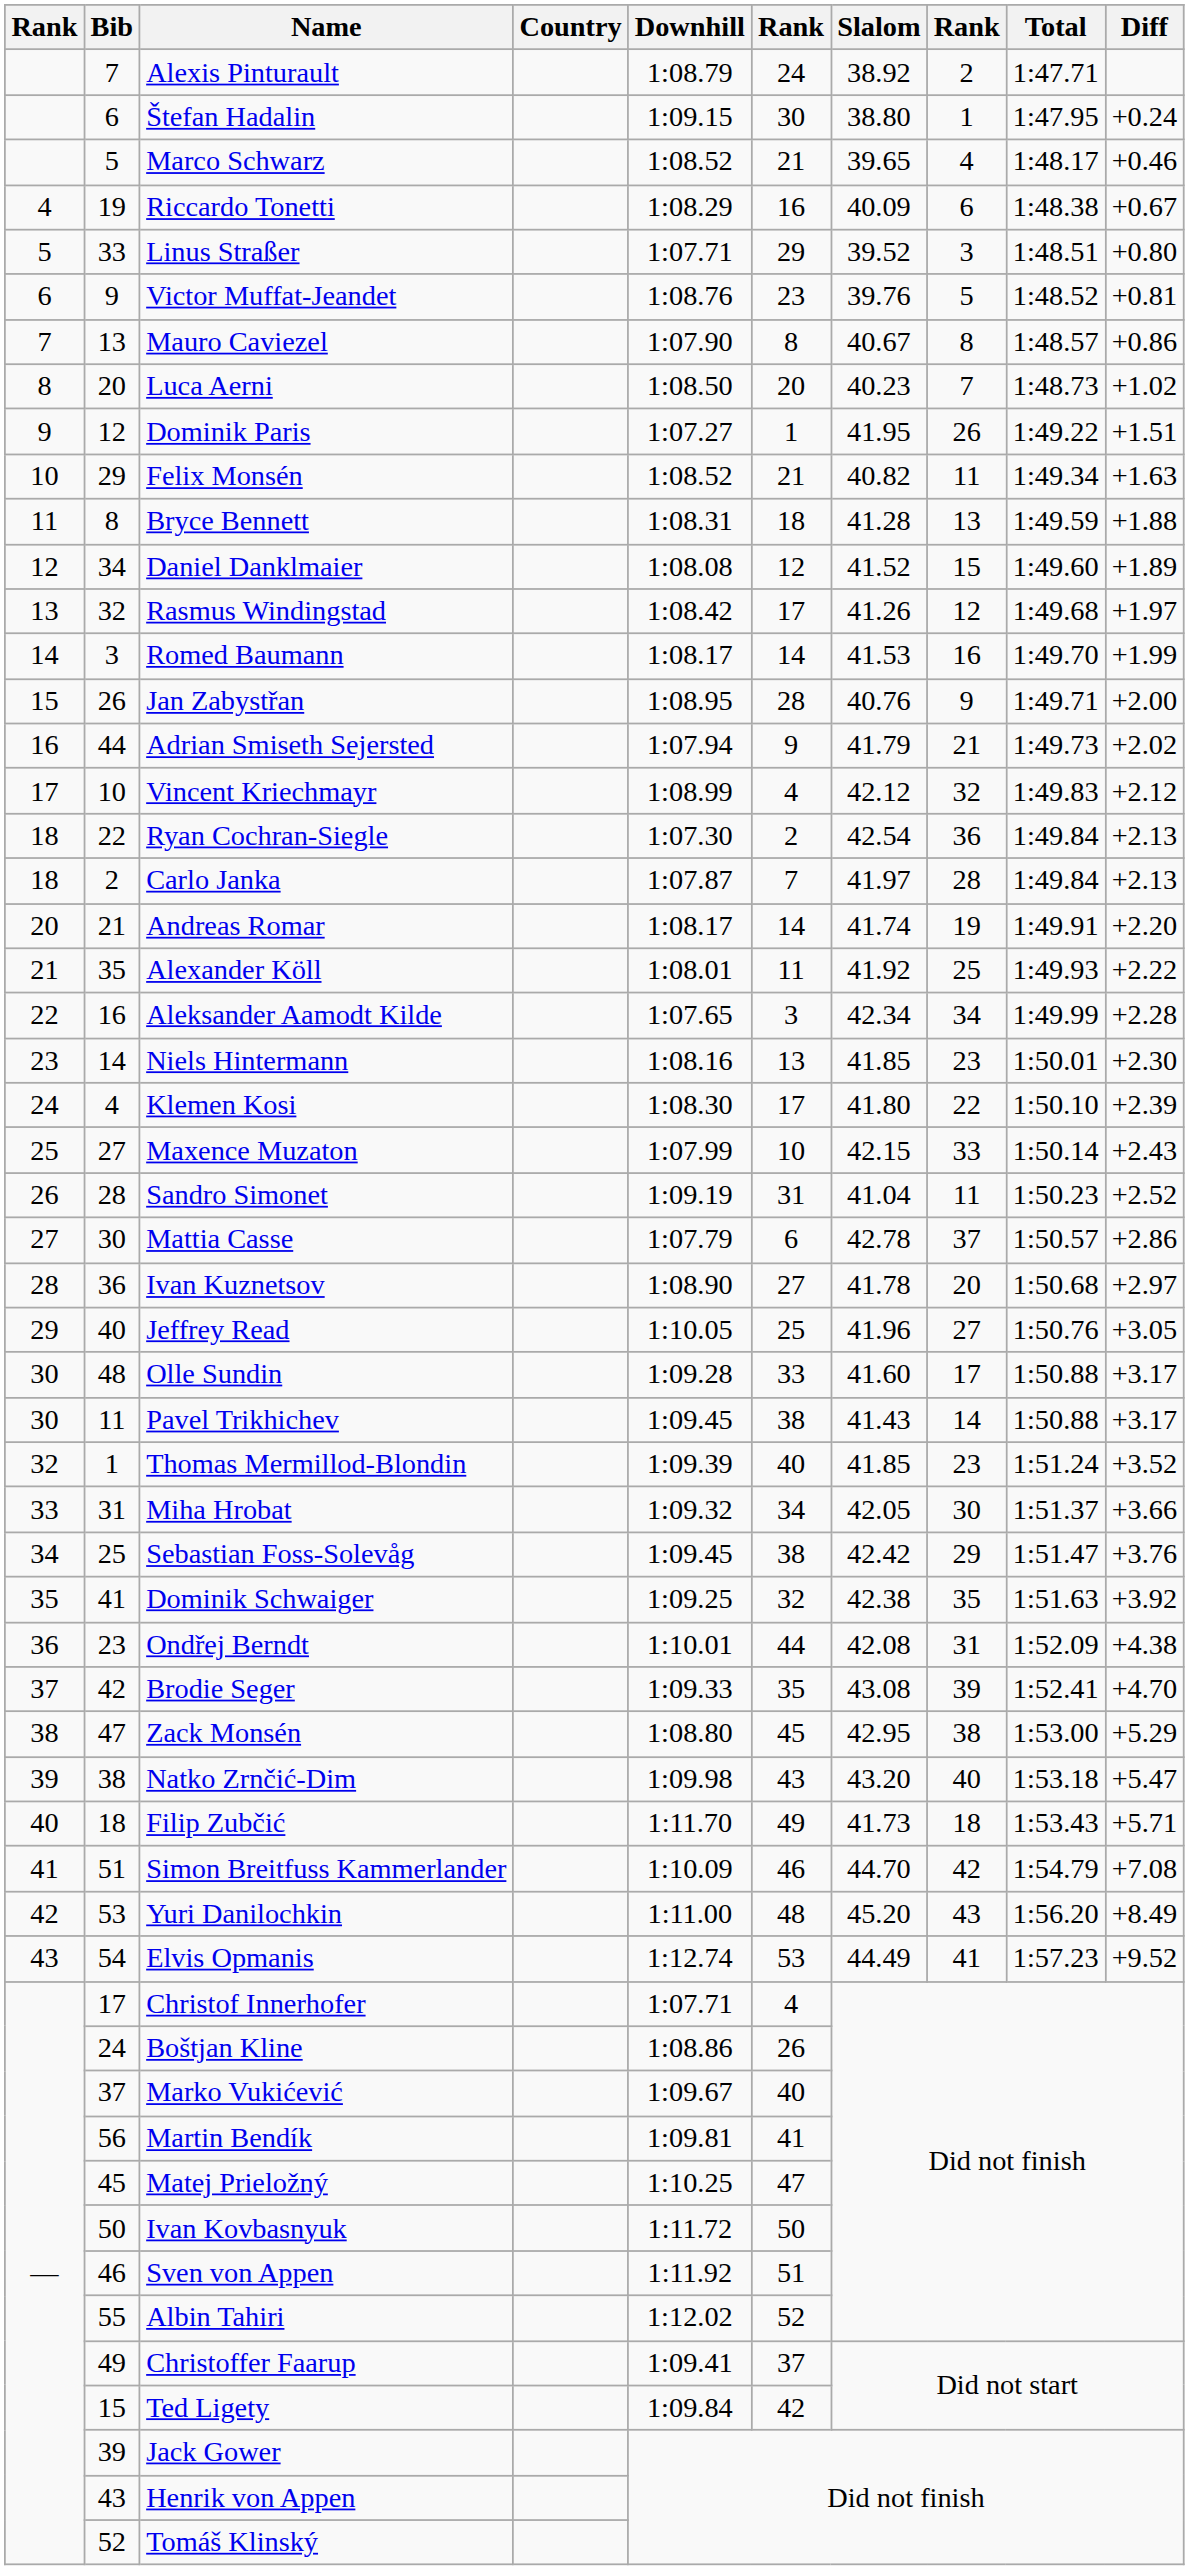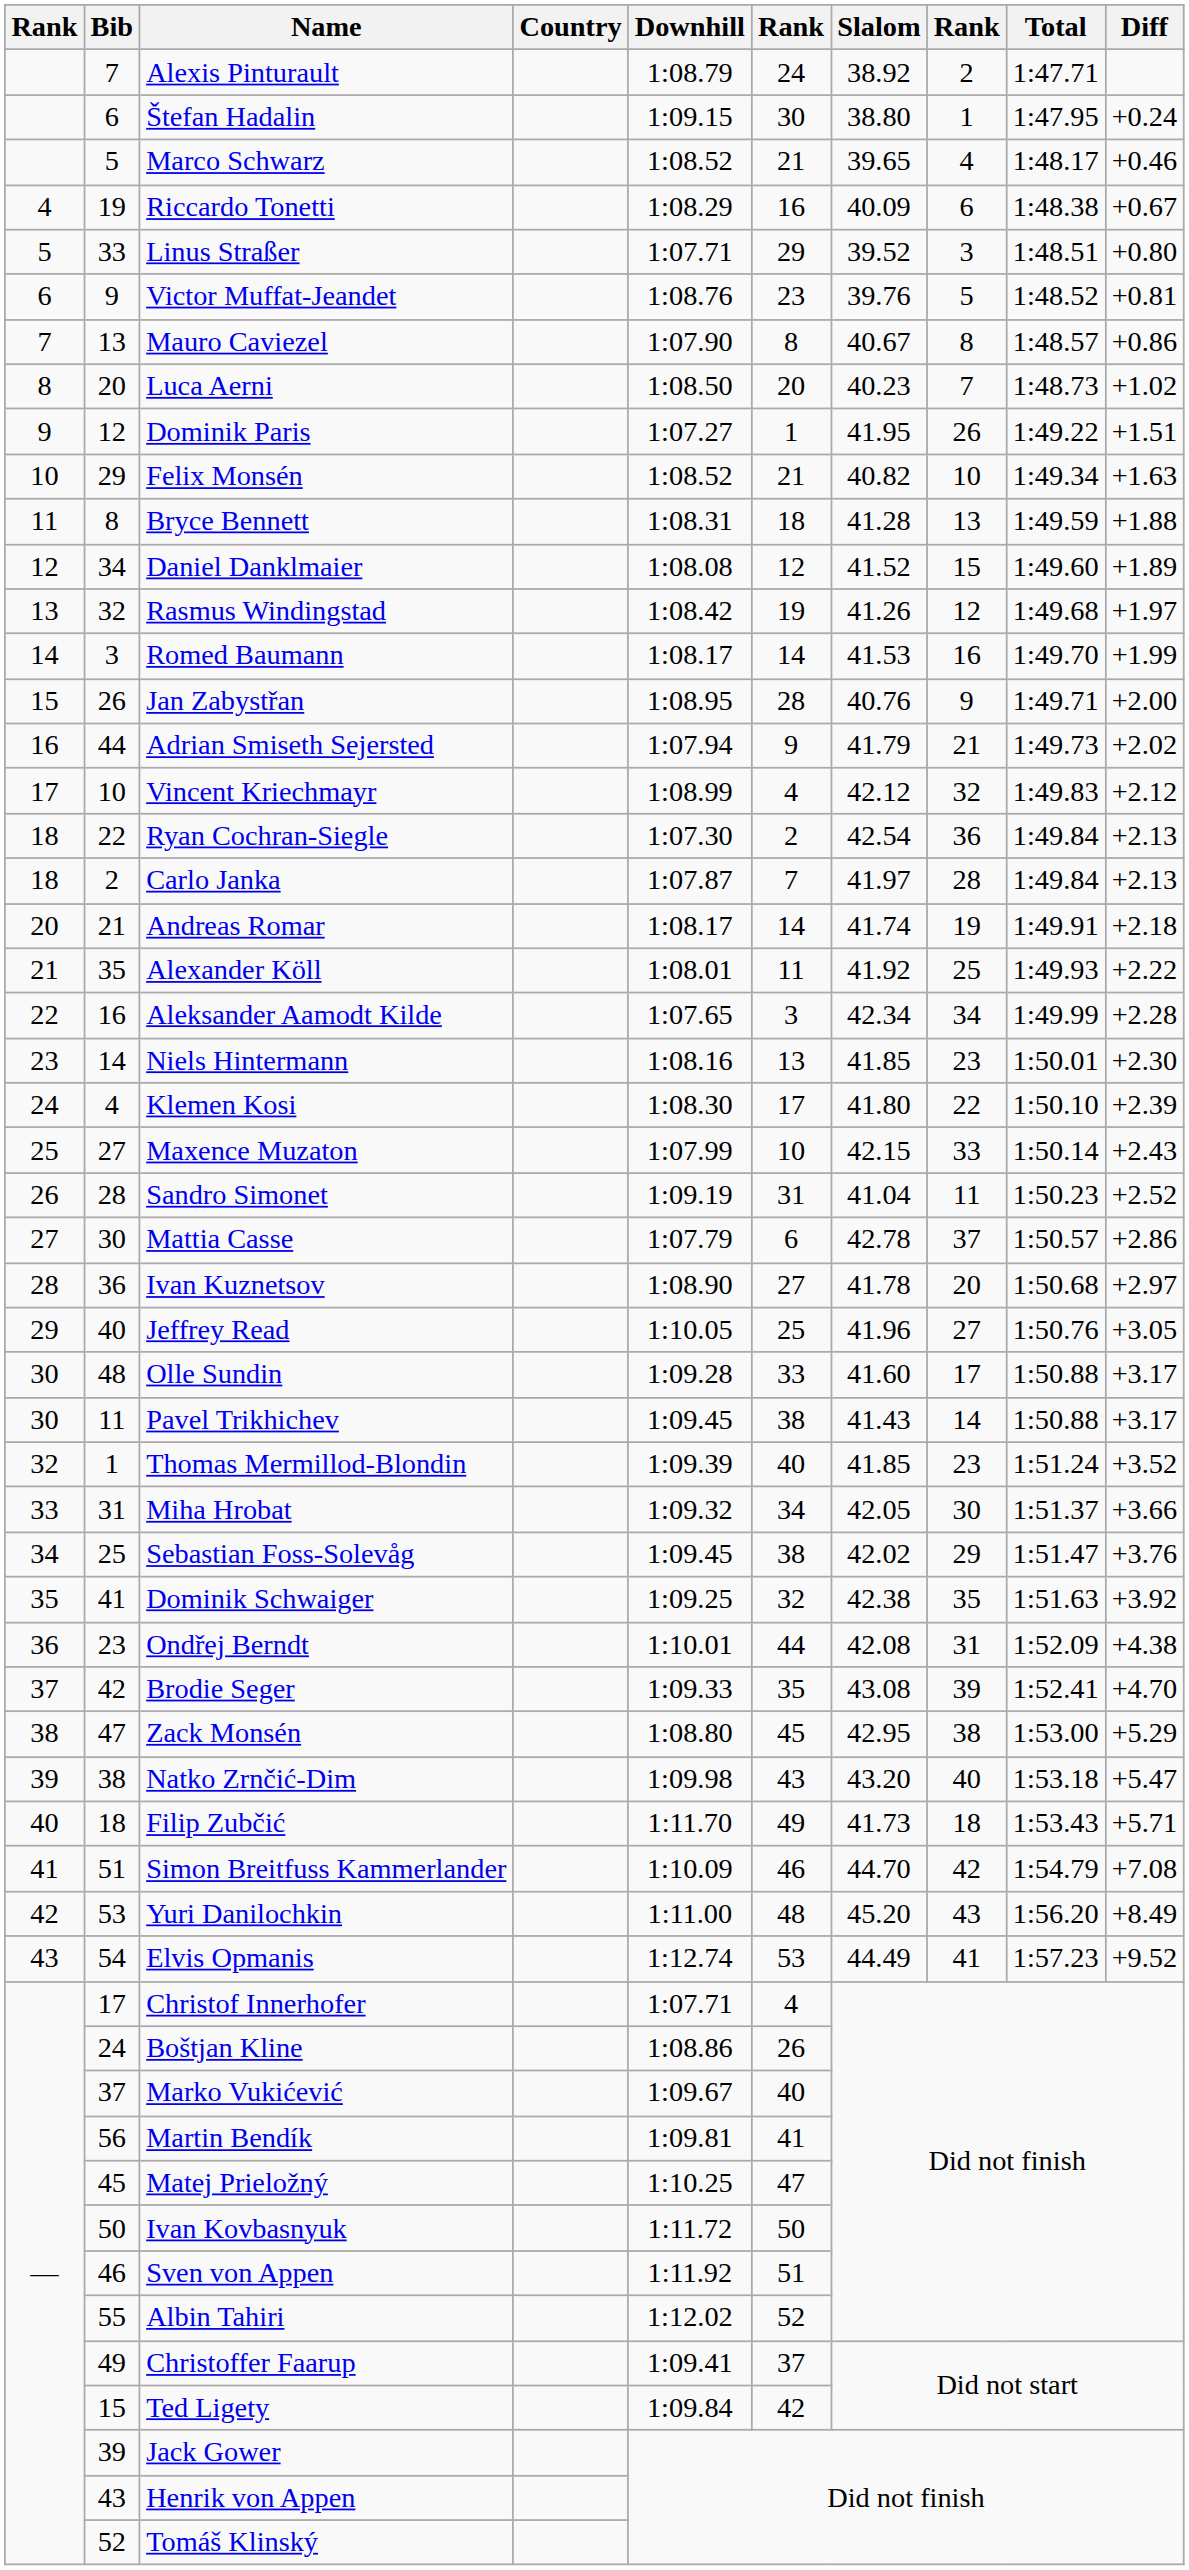(967, 476) 11 -> (967, 476) 10
(791, 610) 17 -> (791, 610) 19
(1144, 925) +2.20 -> (1144, 925) +2.18
(879, 1554) 42.42 -> (879, 1554) 42.02
